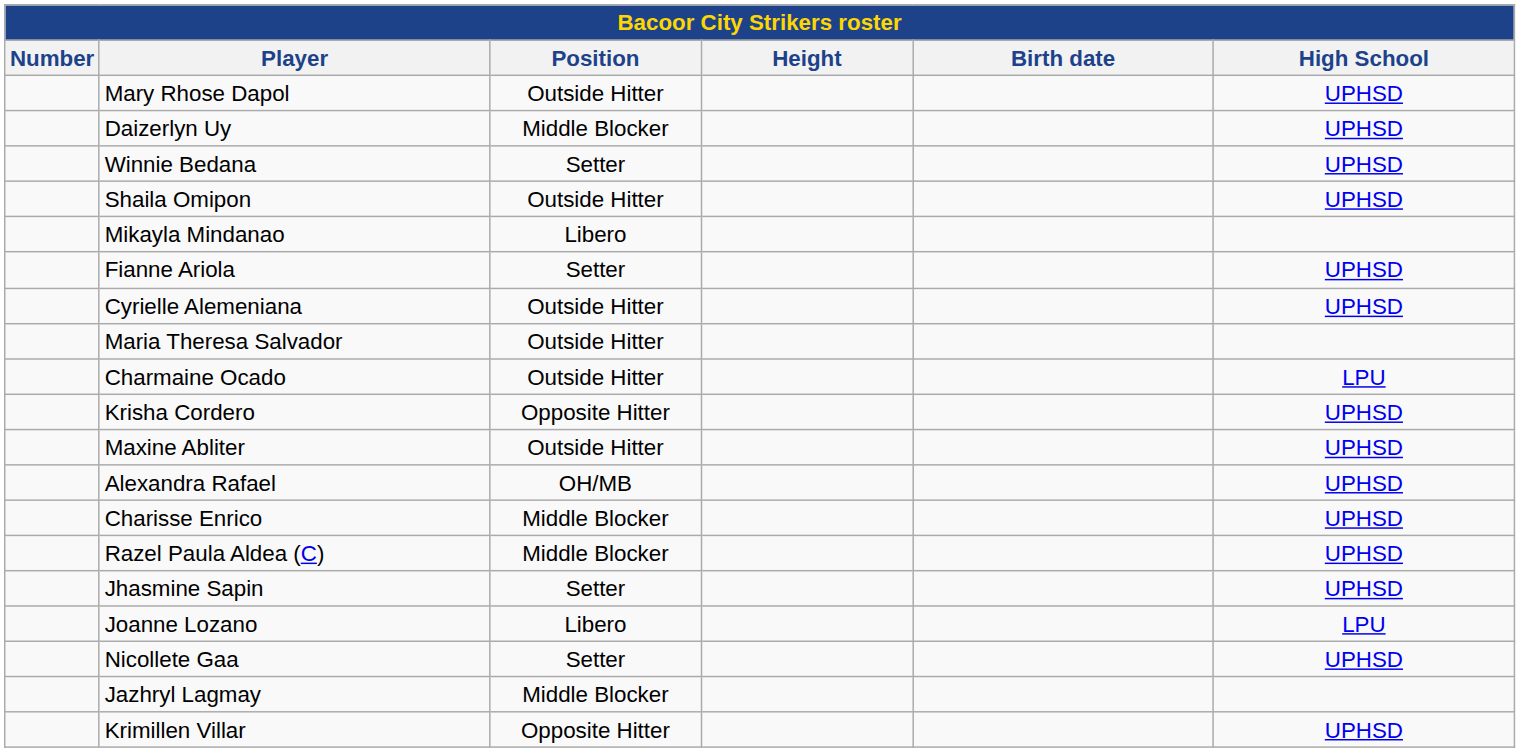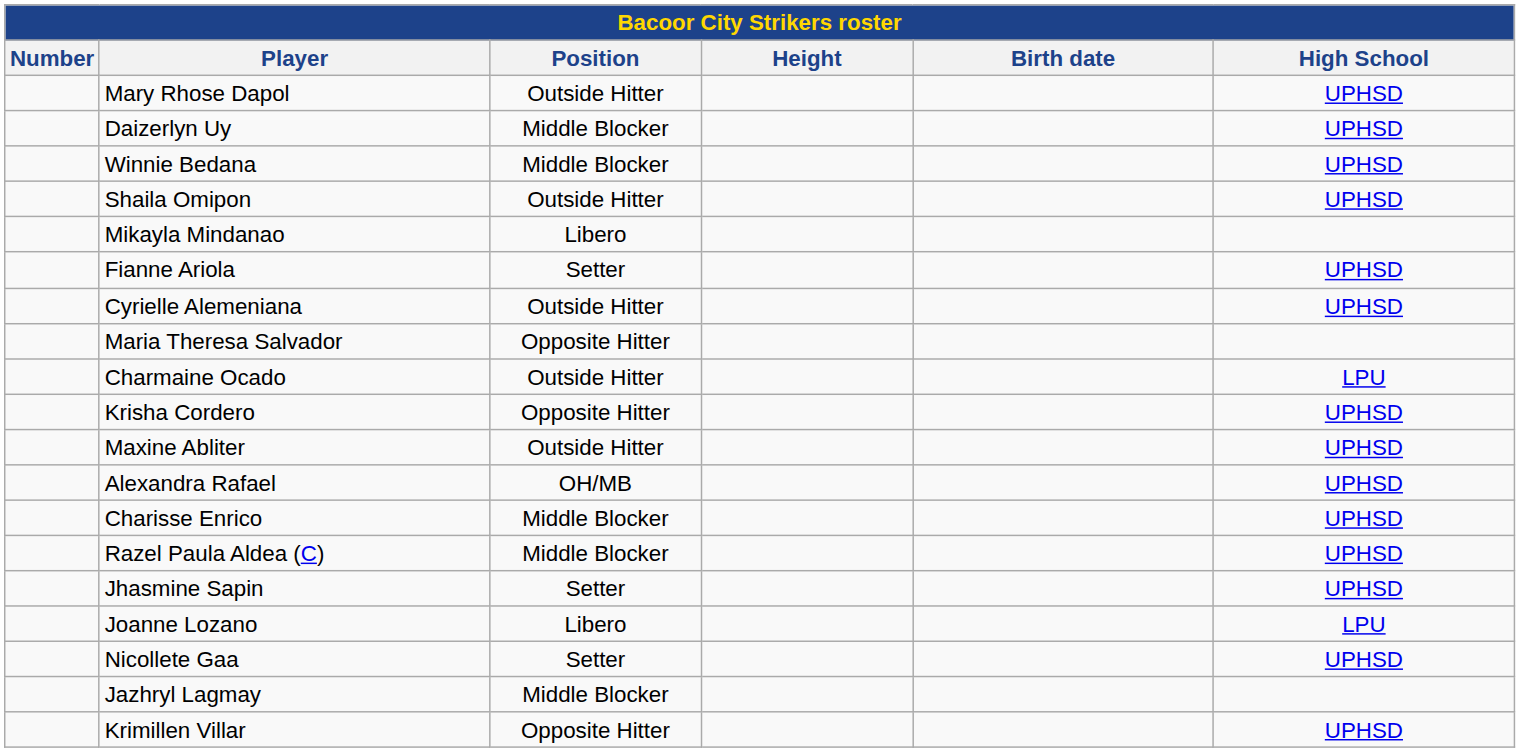(595, 164) Setter -> (595, 164) Middle Blocker
(595, 341) Outside Hitter -> (595, 341) Opposite Hitter
